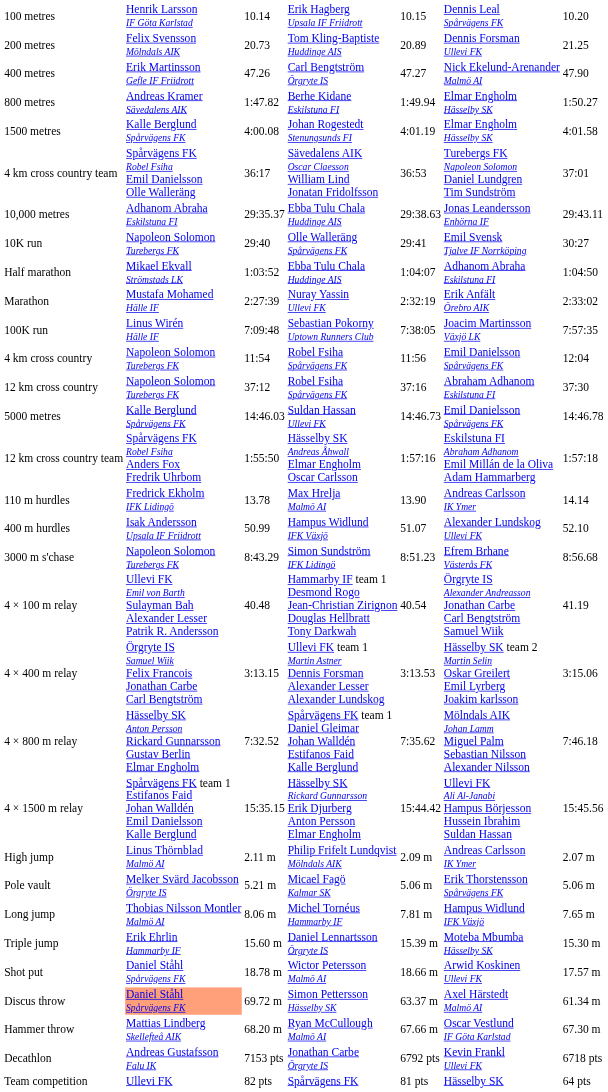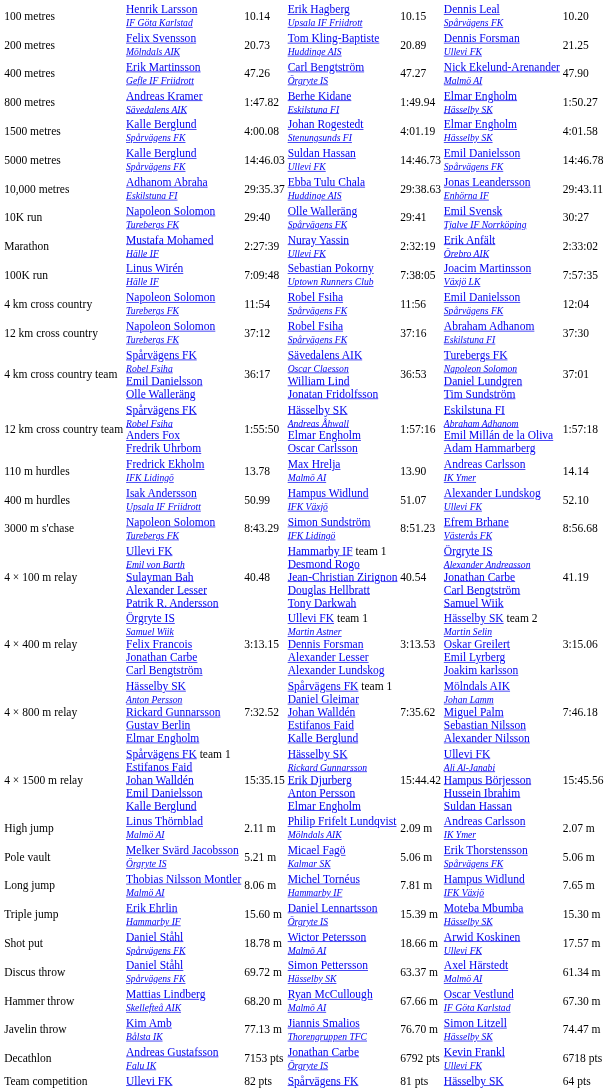rows swapped: (32, 416) <-> (61, 173)
- row: (38, 272)
(156, 1001) lightsalmon background -> (156, 972) no background
+ row: (35, 1030)
